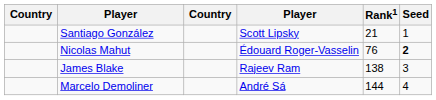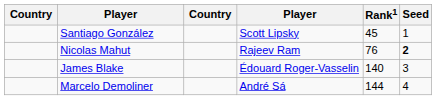(371, 33) 21 -> (371, 33) 45
(299, 51) Édouard Roger-Vasselin -> (270, 51) Rajeev Ram
(270, 68) Rajeev Ram -> (299, 68) Édouard Roger-Vasselin
(375, 68) 138 -> (375, 68) 140
